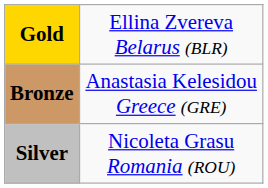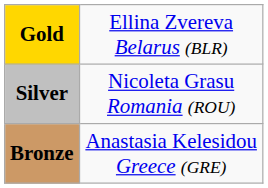rows swapped: (42, 152) <-> (42, 93)
